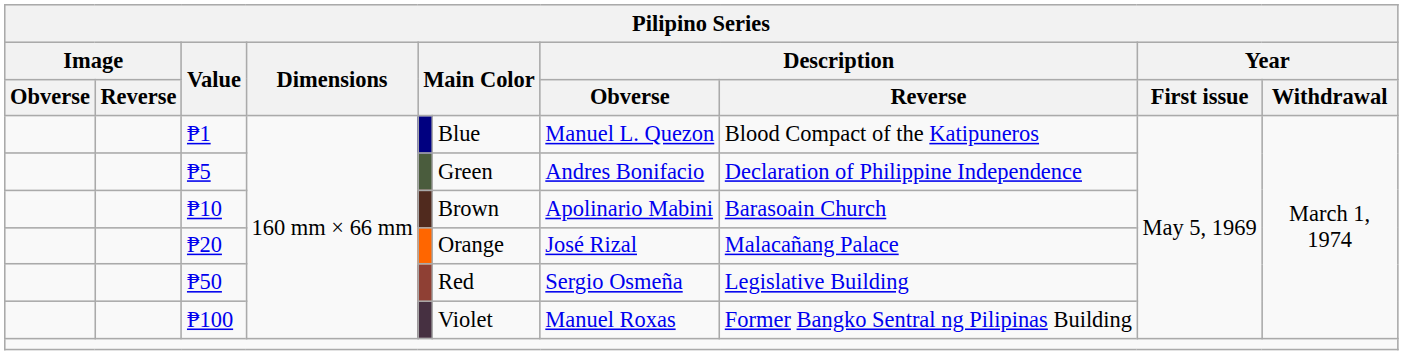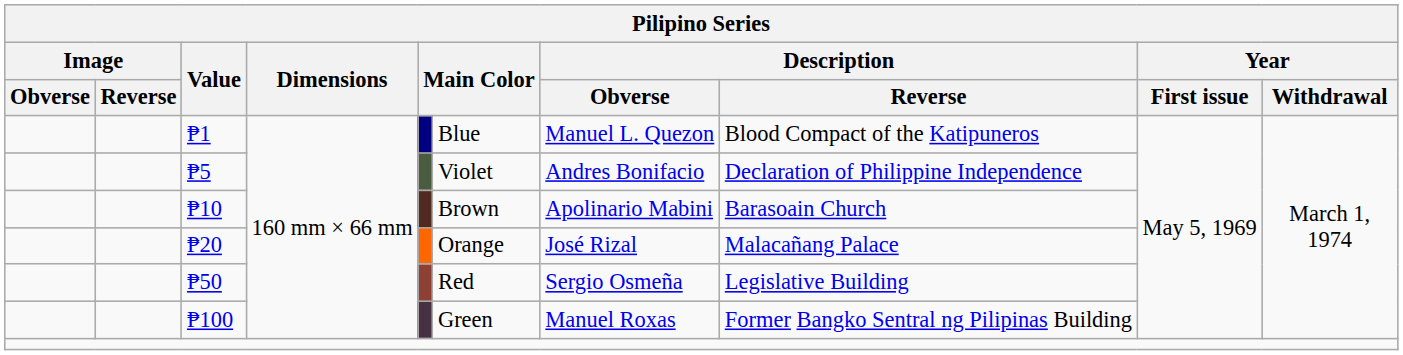(465, 171) Green -> (465, 171) Violet
(465, 319) Violet -> (465, 319) Green
